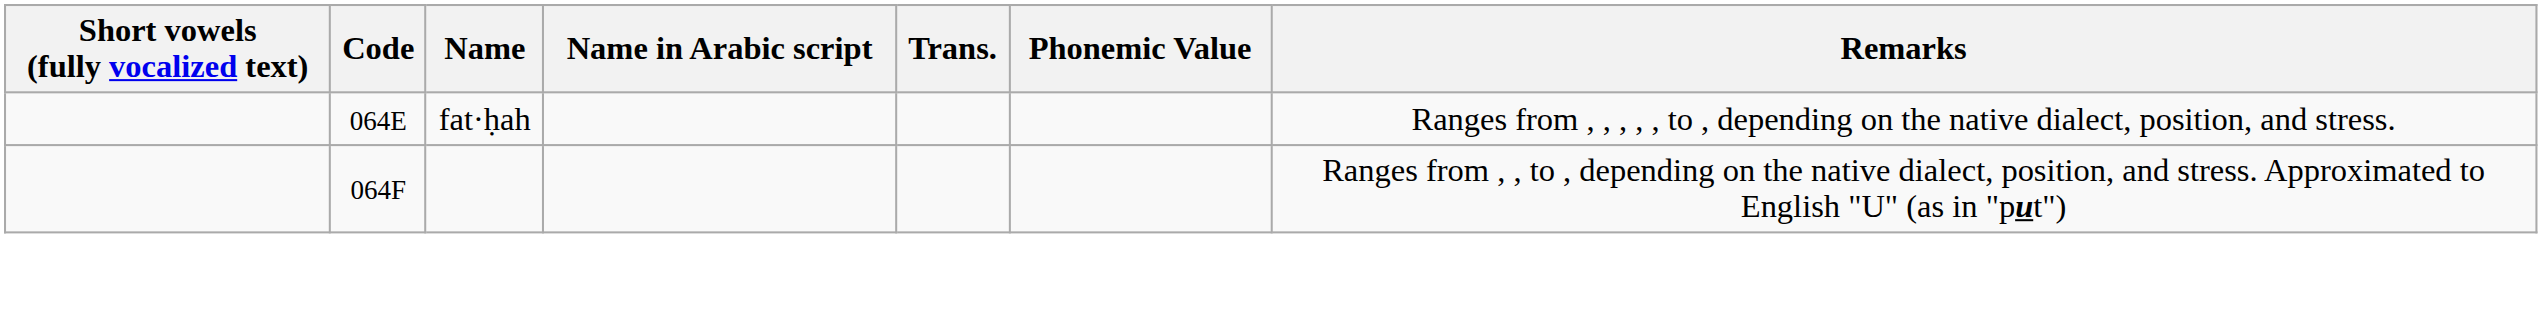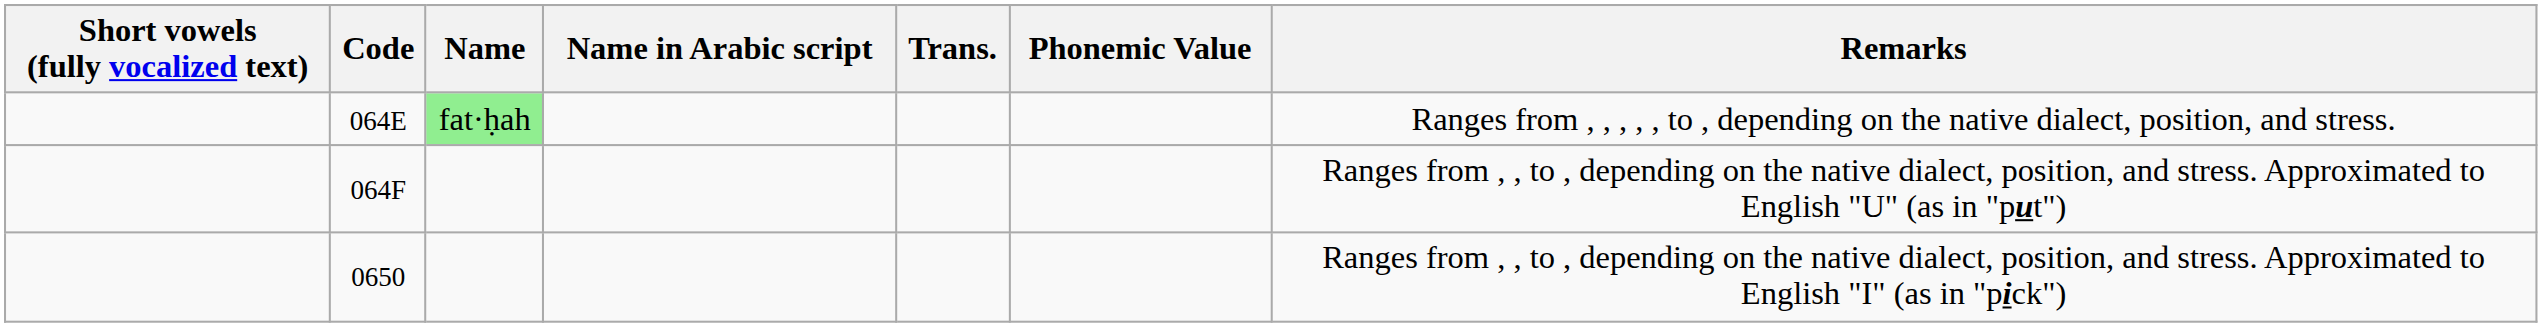(485, 118) no background -> (485, 118) lightgreen background
+ row: (378, 278)
